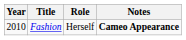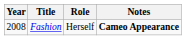(16, 27) 2010 -> (16, 27) 2008
